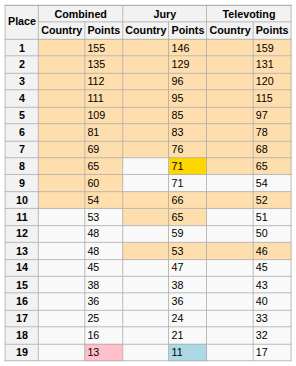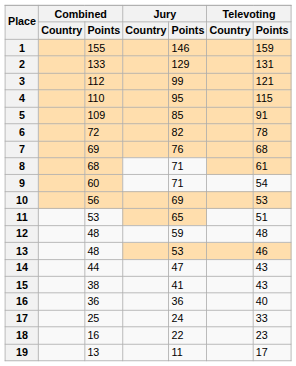(96, 65) 135 -> (96, 65) 133
(178, 82) 96 -> (178, 82) 99
(265, 82) 120 -> (265, 82) 121
(96, 98) 111 -> (96, 98) 110
(262, 115) 97 -> (262, 115) 91
(93, 132) 81 -> (93, 132) 72
(178, 132) 83 -> (178, 132) 82
(93, 166) 65 -> (93, 166) 68
(178, 166) gold background -> (178, 166) no background
(262, 166) 65 -> (262, 166) 61
(93, 200) 54 -> (93, 200) 56
(178, 200) 66 -> (178, 200) 69
(262, 200) 52 -> (262, 200) 53
(262, 234) 50 -> (262, 234) 48
(93, 268) 45 -> (93, 268) 44
(262, 268) 45 -> (262, 268) 43
(178, 285) 38 -> (178, 285) 41
(178, 336) 21 -> (178, 336) 22
(262, 336) 32 -> (262, 336) 23
(93, 352) pink background -> (93, 352) no background
(177, 352) lightblue background -> (177, 352) no background
